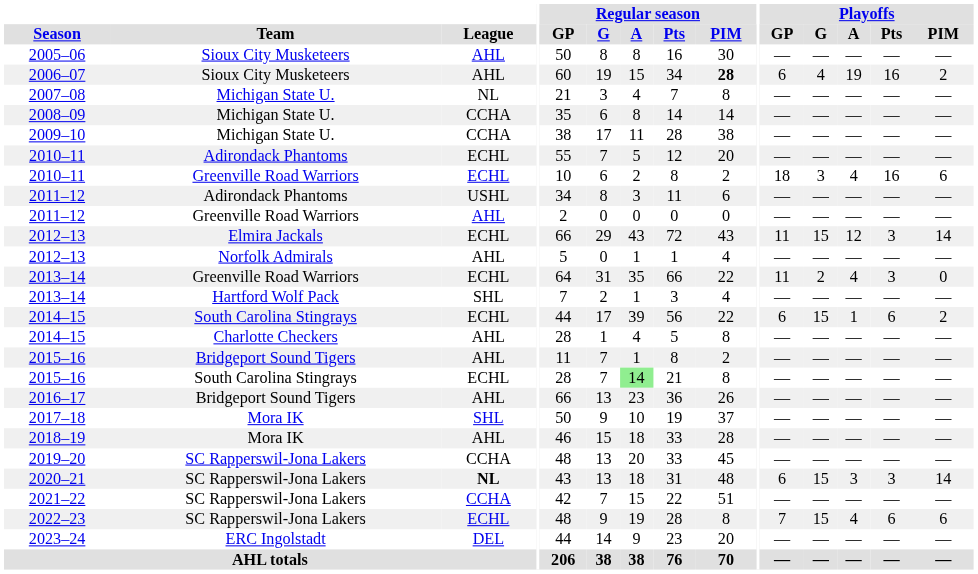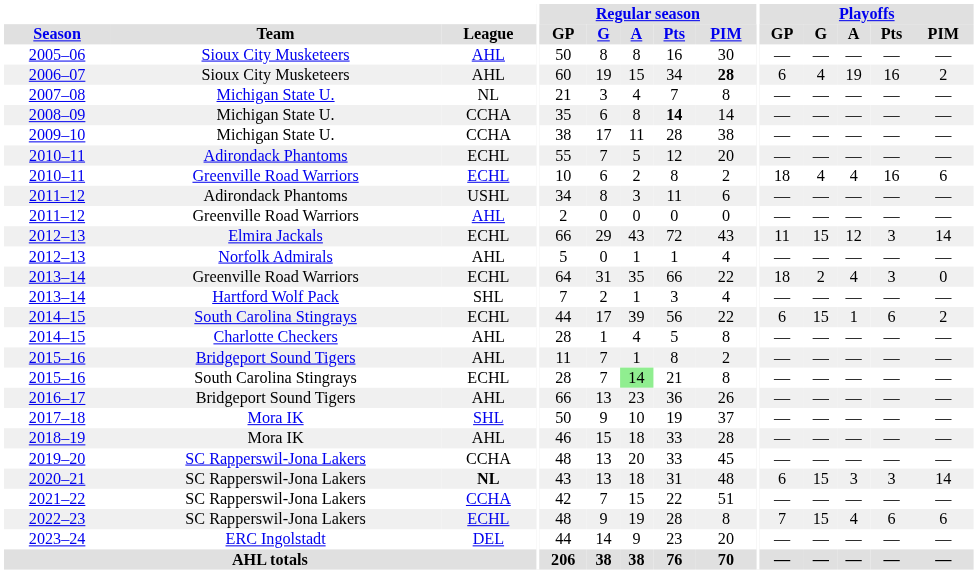(674, 115) normal -> (674, 115) bold
(821, 175) 3 -> (821, 175) 4
(782, 276) 11 -> (782, 276) 18
